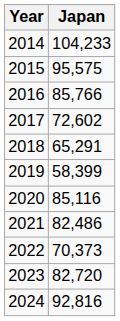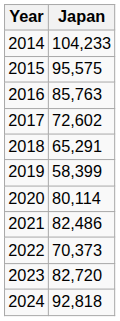(77, 95) 85,766 -> (77, 95) 85,763
(76, 198) 85,116 -> (76, 198) 80,114
(77, 302) 92,816 -> (77, 302) 92,818
